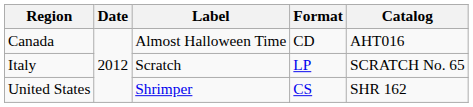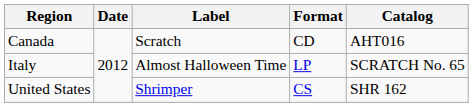(211, 41) Almost Halloween Time -> (158, 41) Scratch
(158, 65) Scratch -> (211, 65) Almost Halloween Time
